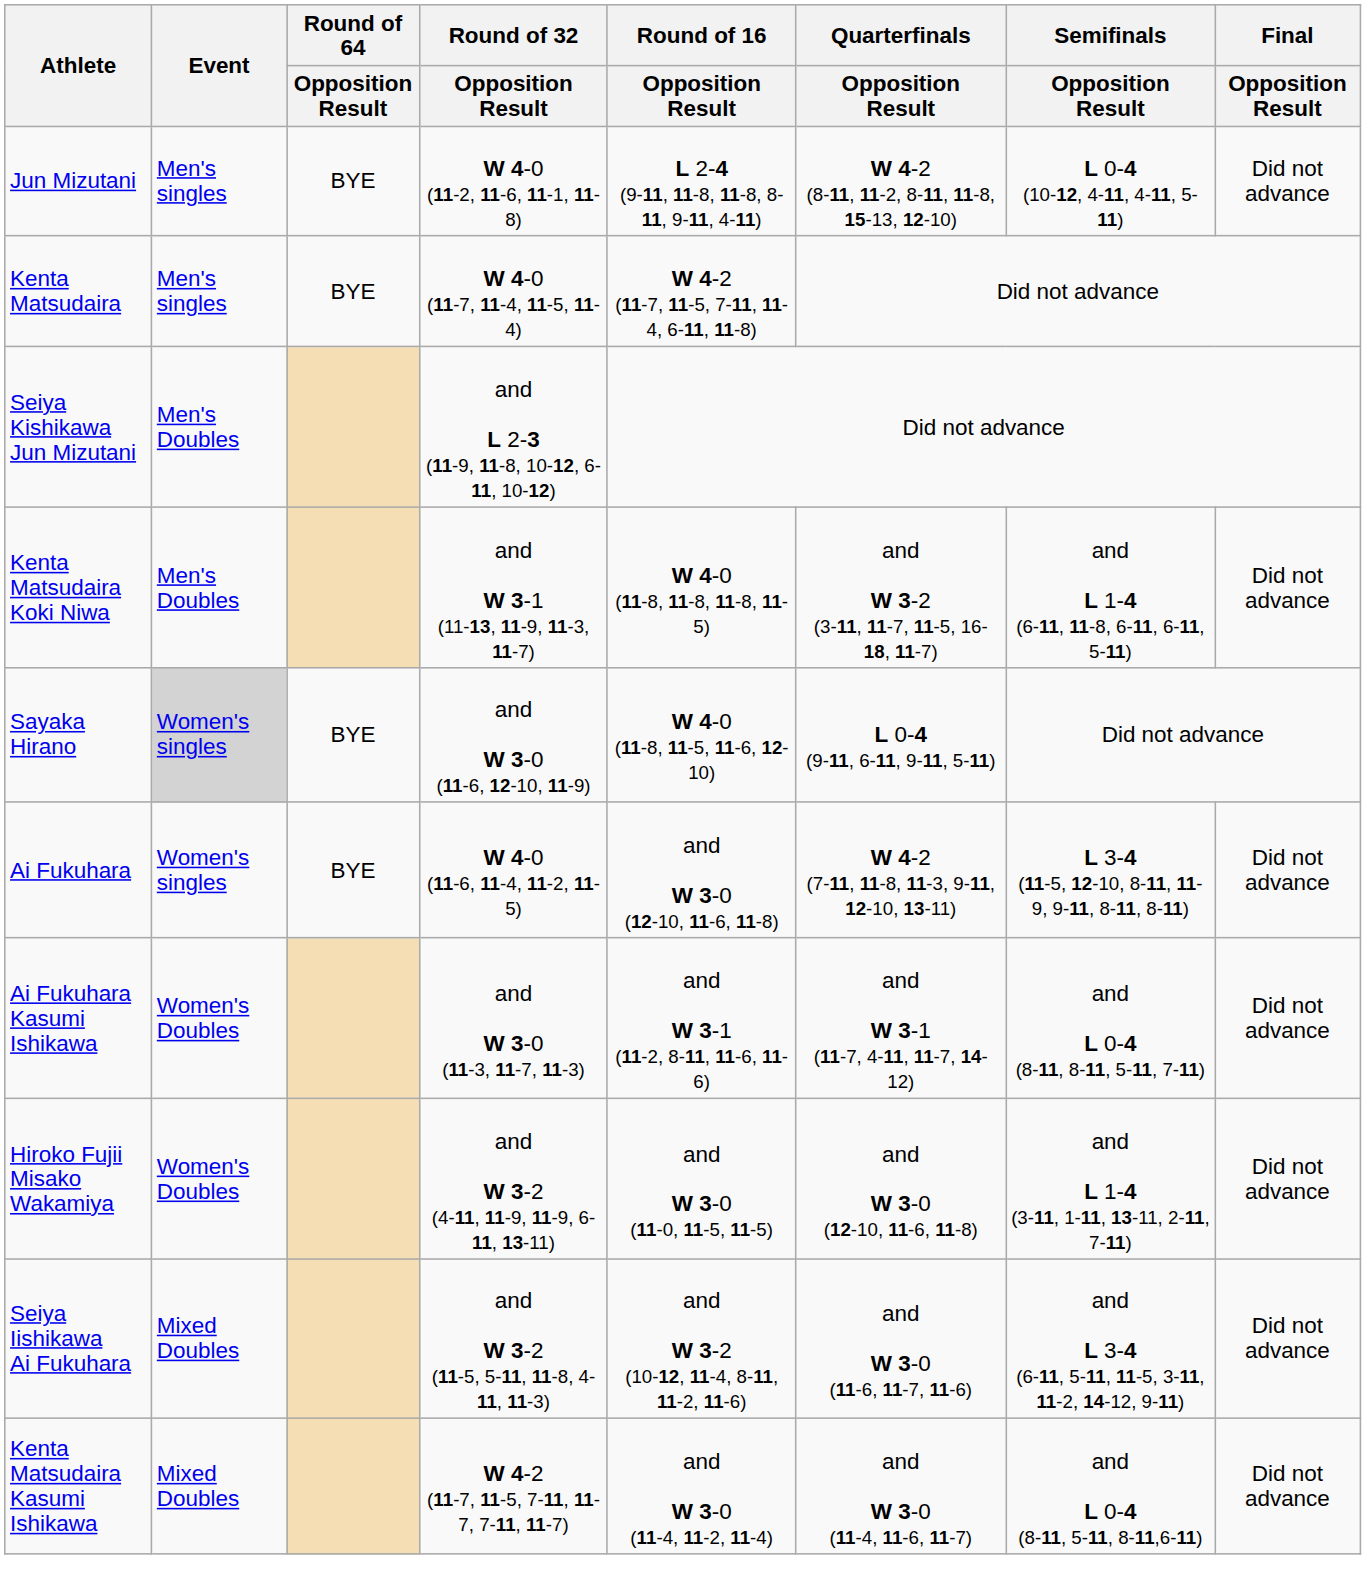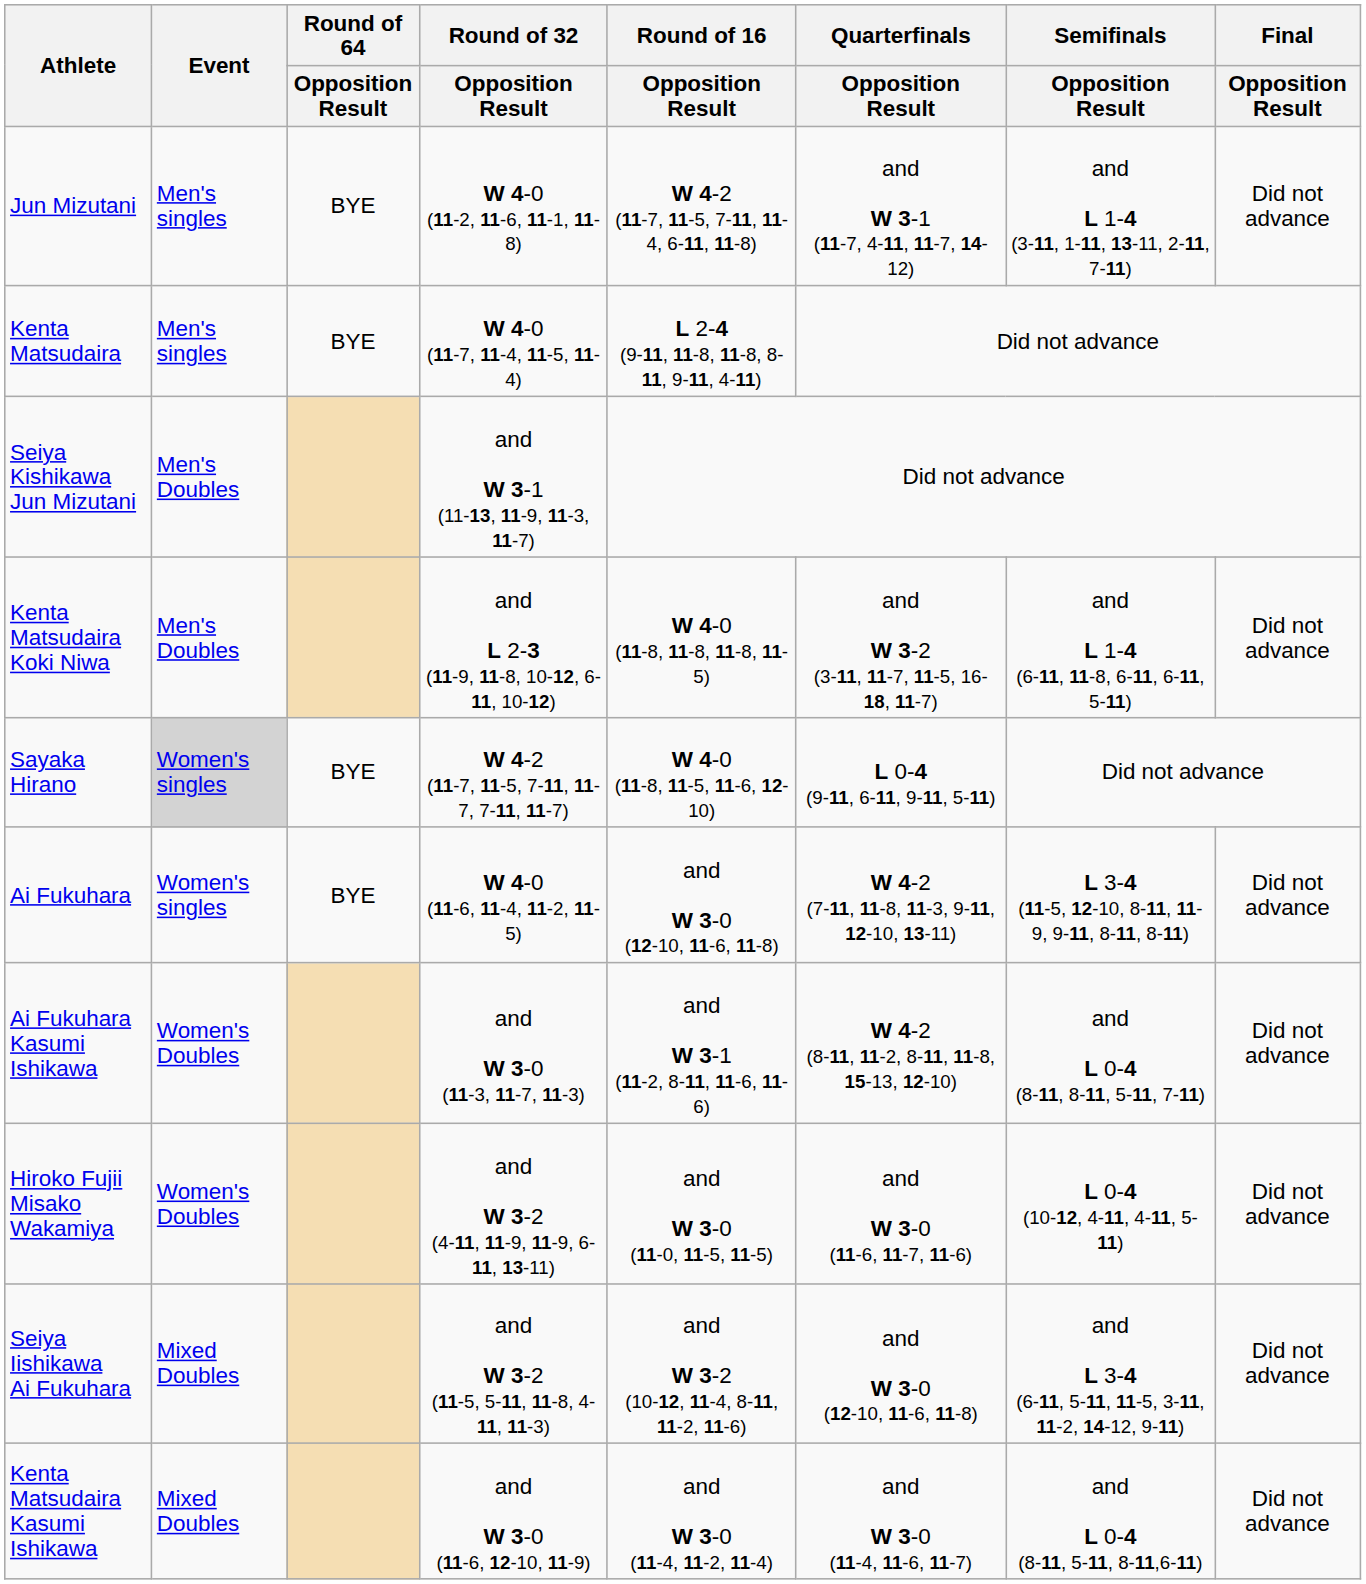(702, 194) L 2-4 (9-11, 11-8, 11-8, 8-11, 9-11, 4-11) -> (702, 219) W 4-2 (11-7, 11-5, 7-11, 11-4, 6-11, 11-8)
(901, 194) W 4-2 (8-11, 11-2, 8-11, 11-8, 15-13, 12-10) -> (901, 219) and W 3-1 (11-7, 4-11, 11-7, 14-12)
(1110, 194) L 0-4 (10-12, 4-11, 4-11, 5-11) -> (1110, 219) and L 1-4 (3-11, 1-11, 13-11, 2-11, 7-11)
(702, 304) W 4-2 (11-7, 11-5, 7-11, 11-4, 6-11, 11-8) -> (702, 354) L 2-4 (9-11, 11-8, 11-8, 8-11, 9-11, 4-11)
(513, 439) and L 2-3 (11-9, 11-8, 10-12, 6-11, 10-12) -> (514, 489) and W 3-1 (11-13, 11-9, 11-3, 11-7)
(514, 600) and W 3-1 (11-13, 11-9, 11-3, 11-7) -> (513, 650) and L 2-3 (11-9, 11-8, 10-12, 6-11, 10-12)
(513, 748) and W 3-0 (11-6, 12-10, 11-9) -> (514, 785) W 4-2 (11-7, 11-5, 7-11, 11-7, 7-11, 11-7)
(901, 1031) and W 3-1 (11-7, 4-11, 11-7, 14-12) -> (901, 1056) W 4-2 (8-11, 11-2, 8-11, 11-8, 15-13, 12-10)
(901, 1191) and W 3-0 (12-10, 11-6, 11-8) -> (901, 1216) and W 3-0 (11-6, 11-7, 11-6)
(1110, 1191) and L 1-4 (3-11, 1-11, 13-11, 2-11, 7-11) -> (1110, 1216) L 0-4 (10-12, 4-11, 4-11, 5-11)
(901, 1351) and W 3-0 (11-6, 11-7, 11-6) -> (901, 1376) and W 3-0 (12-10, 11-6, 11-8)
(514, 1499) W 4-2 (11-7, 11-5, 7-11, 11-7, 7-11, 11-7) -> (513, 1524) and W 3-0 (11-6, 12-10, 11-9)
